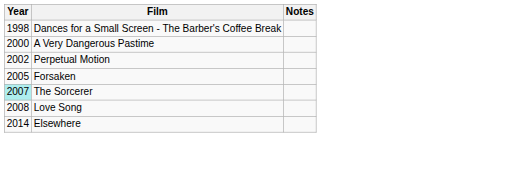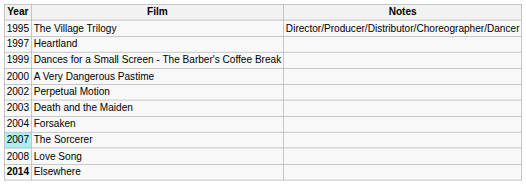+ row: (75, 28)
+ row: (56, 44)
(18, 28) 1998 -> (18, 60) 1999
+ row: (83, 108)
(18, 76) 2005 -> (18, 124) 2004
(18, 124) normal -> (18, 172) bold
